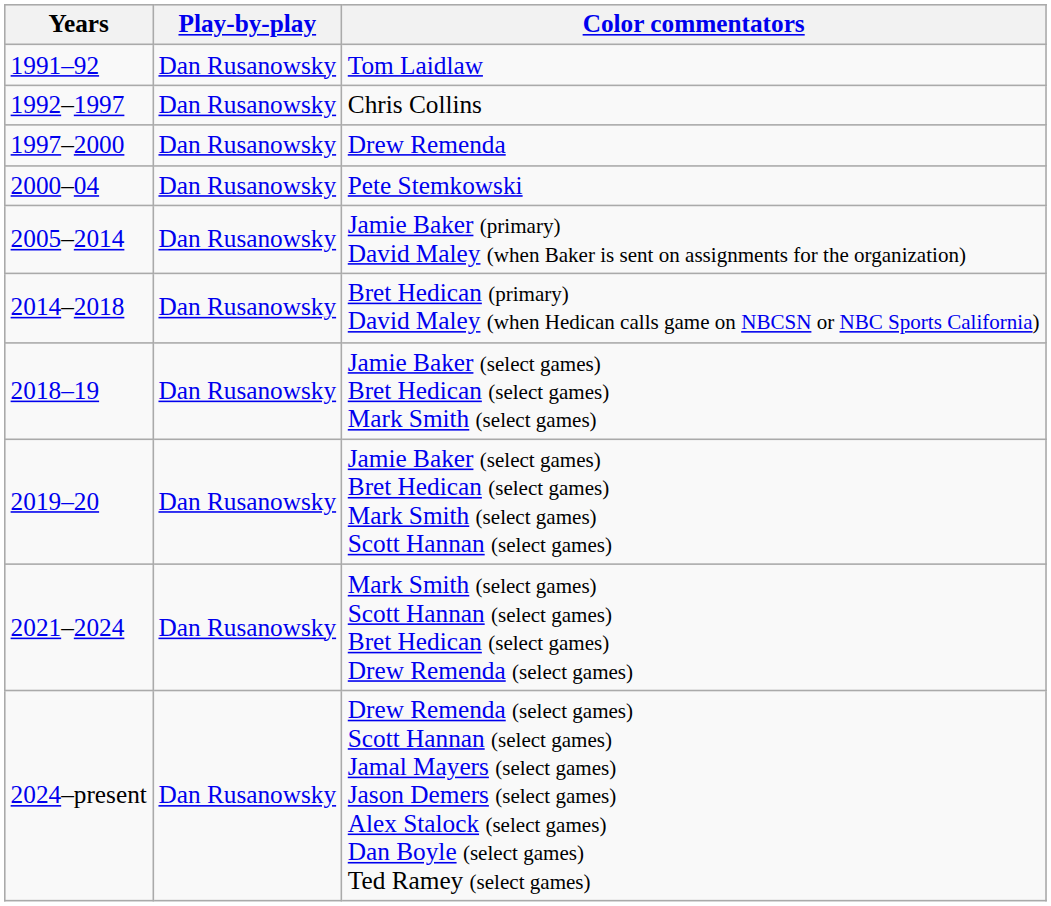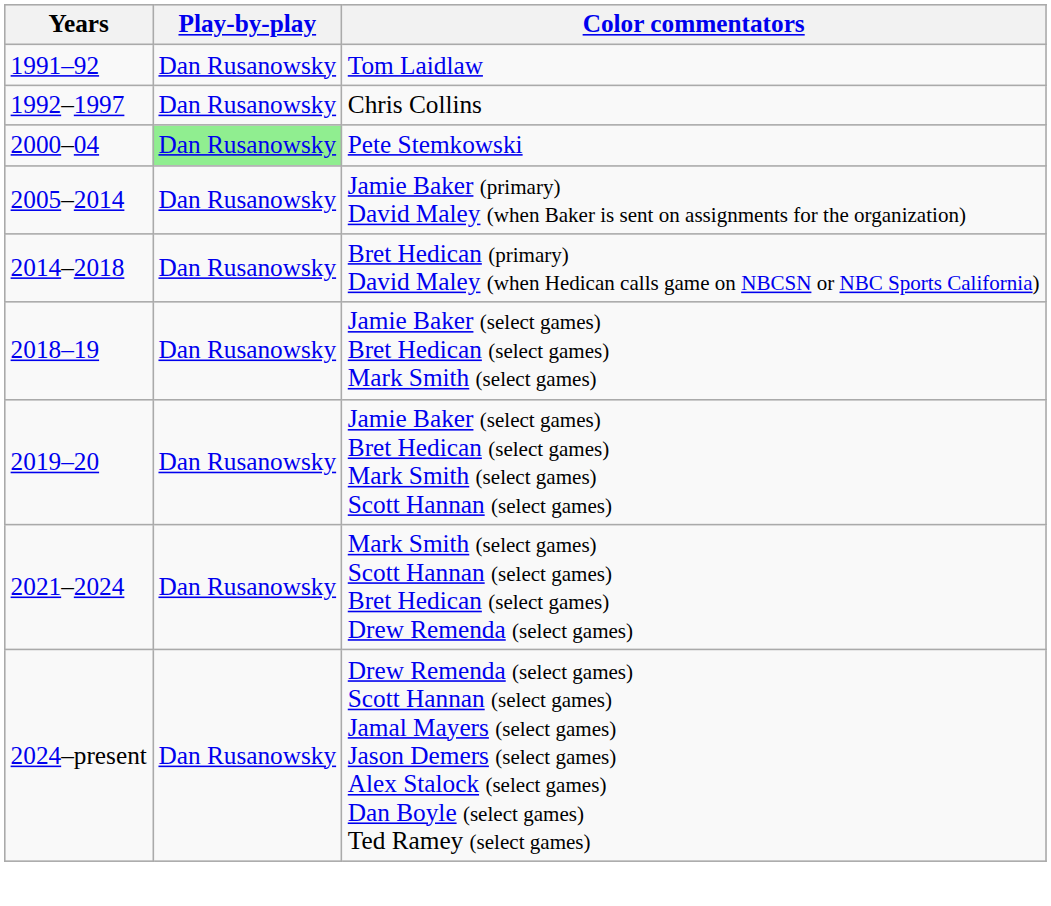- row: (427, 144)
(247, 184) no background -> (247, 144) lightgreen background
